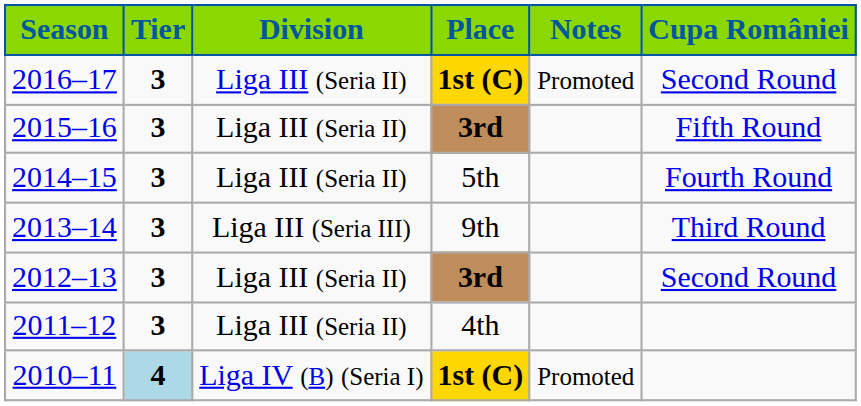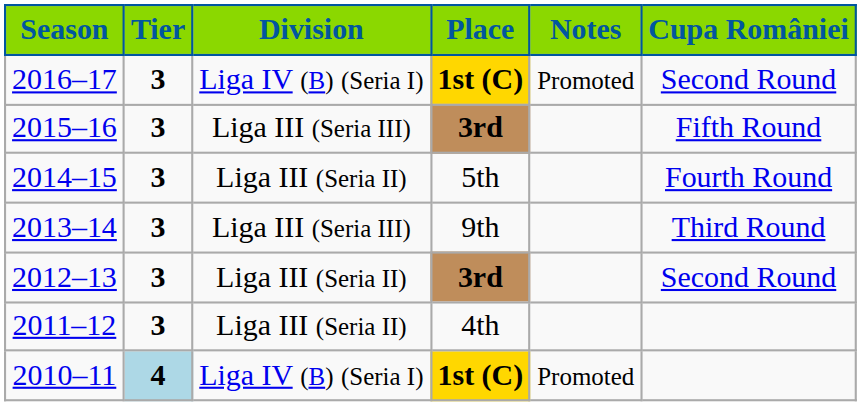(311, 78) Liga III (Seria II) -> (311, 78) Liga IV (B) (Seria I)
(311, 128) Liga III (Seria II) -> (311, 128) Liga III (Seria III)
